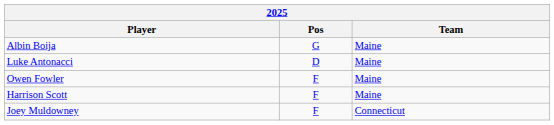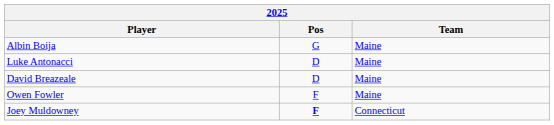+ row: (41, 78)
- row: (37, 95)
(316, 111) normal -> (316, 111) bold
